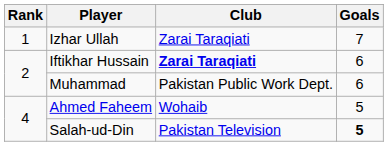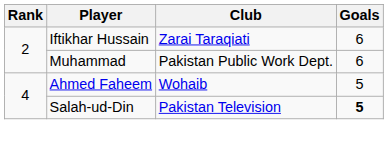- row: (84, 38)
(207, 61) bold -> (204, 38) normal
